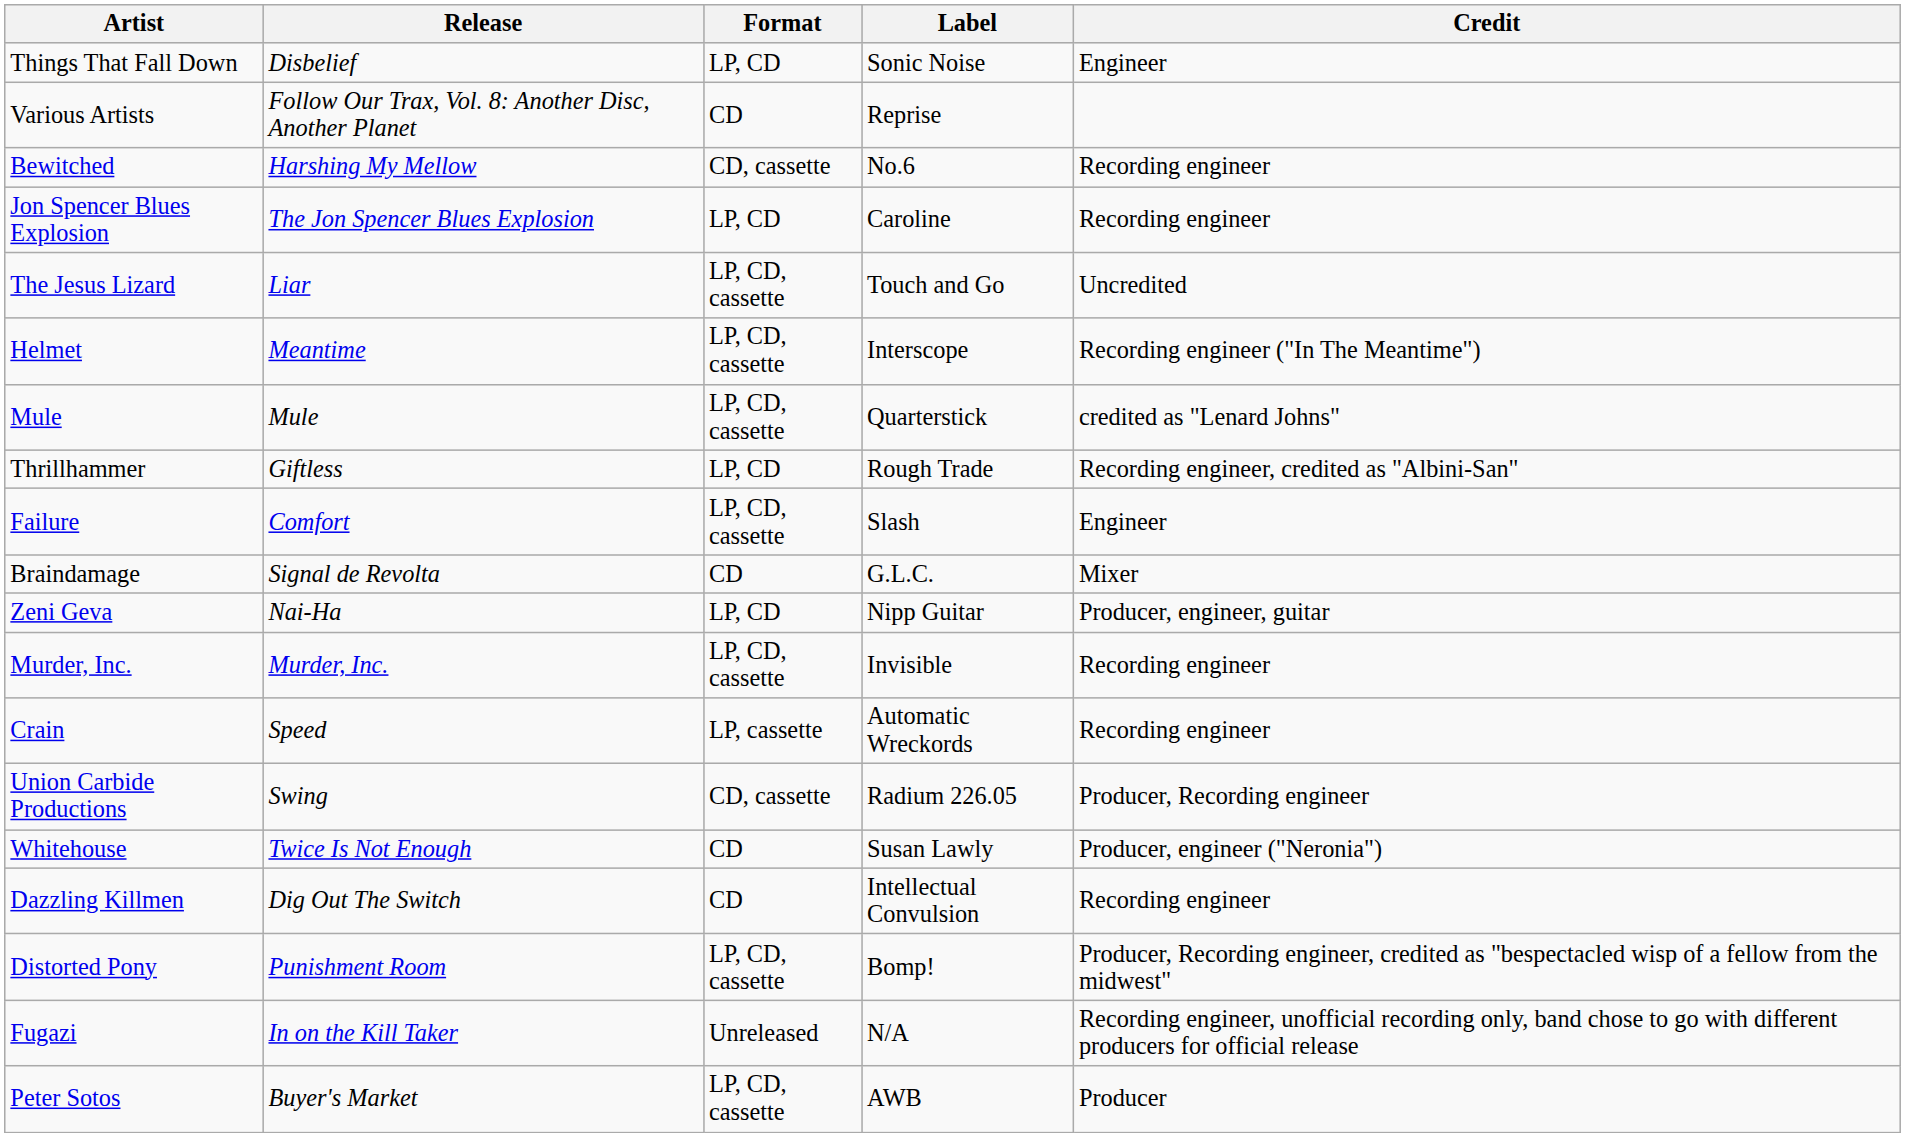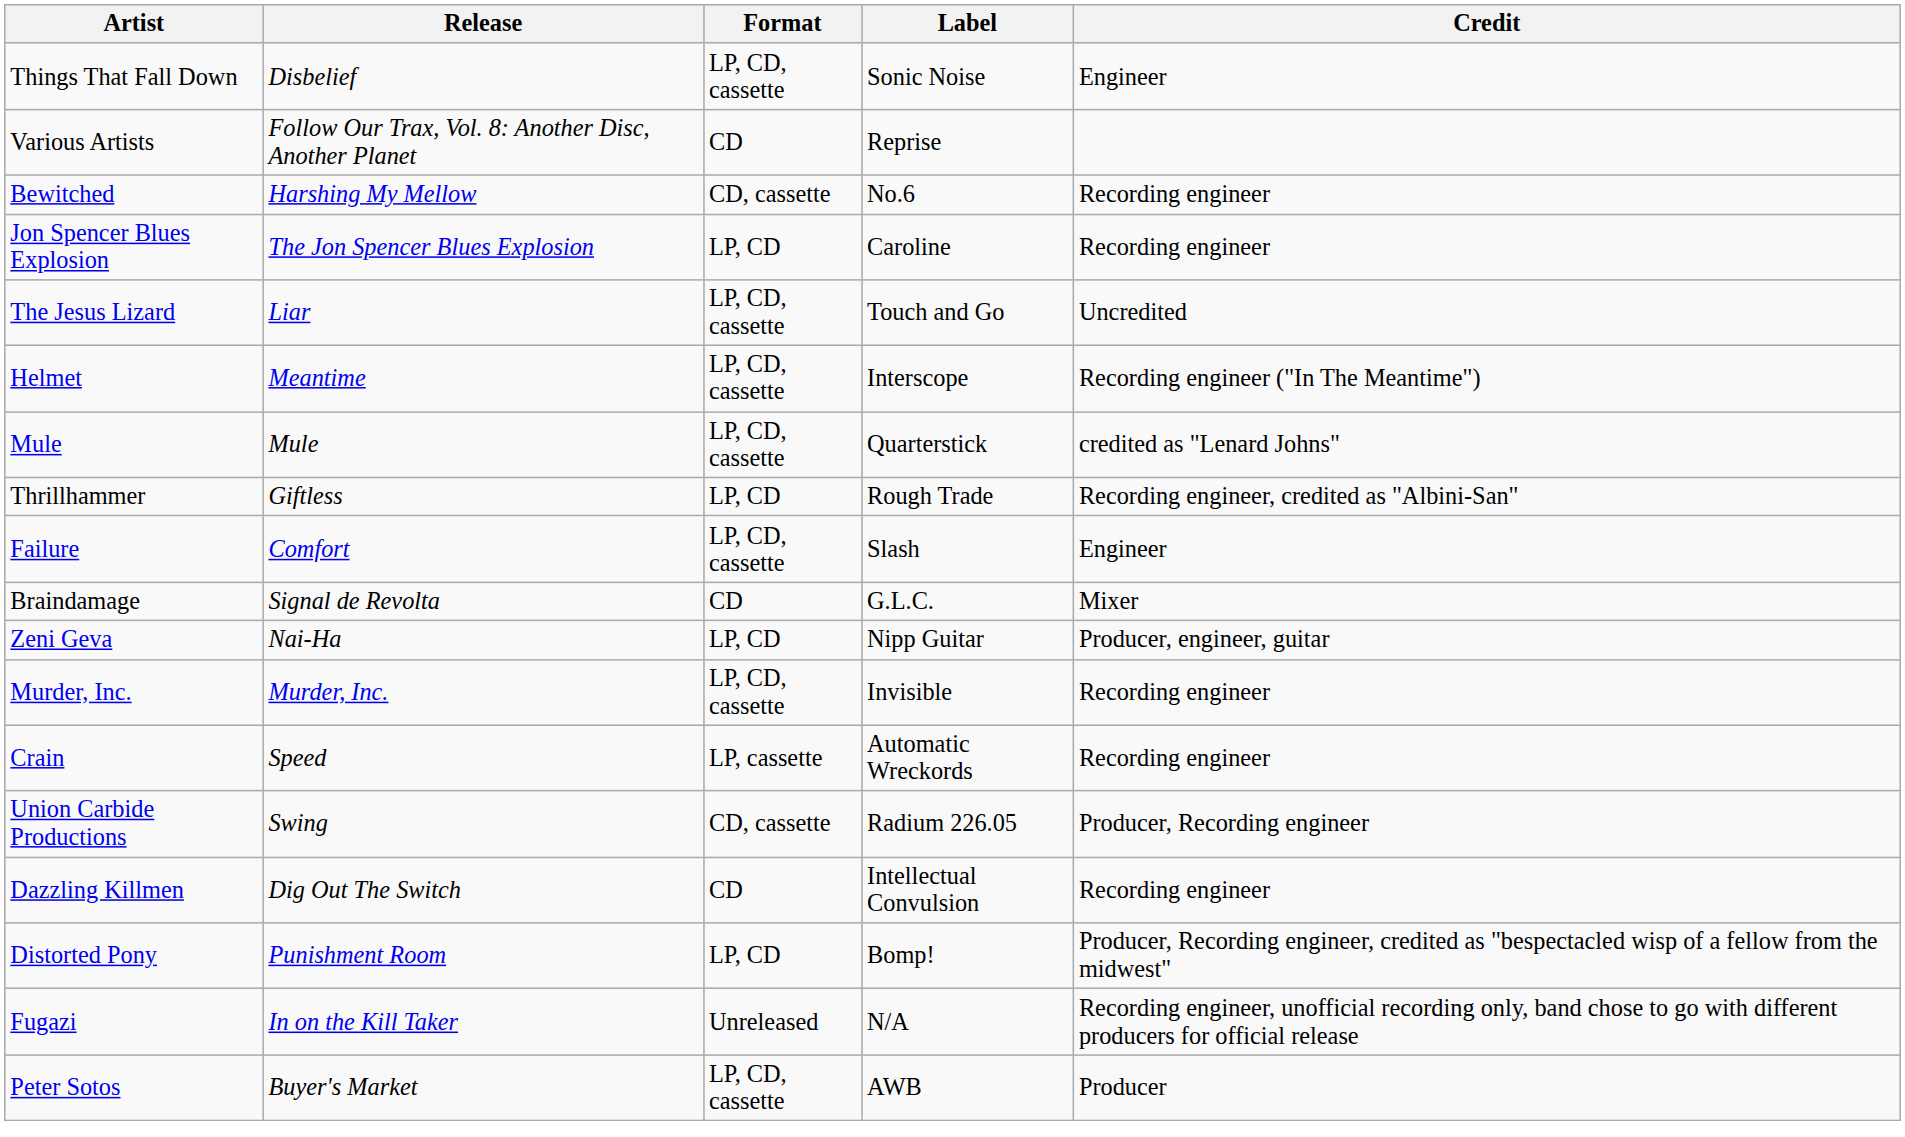(745, 62) LP, CD -> (748, 76) LP, CD, cassette
- row: (68, 848)
(748, 966) LP, CD, cassette -> (745, 955) LP, CD
